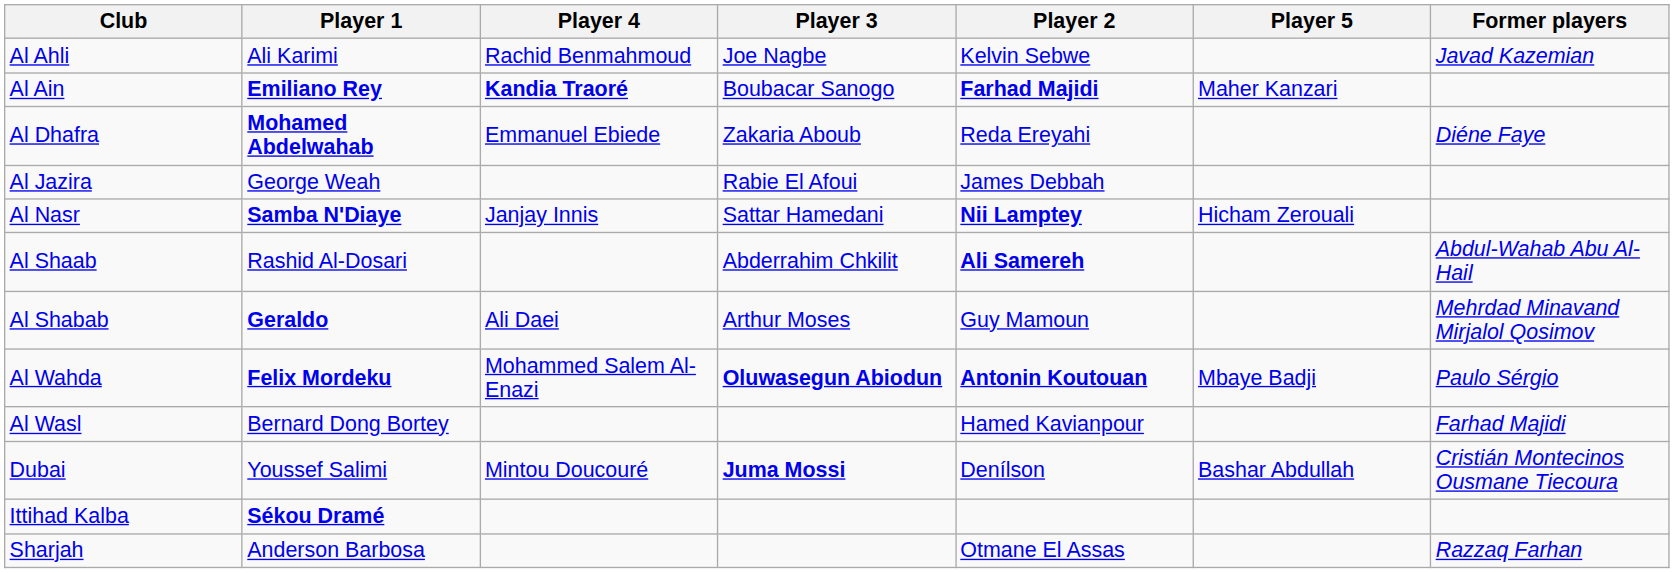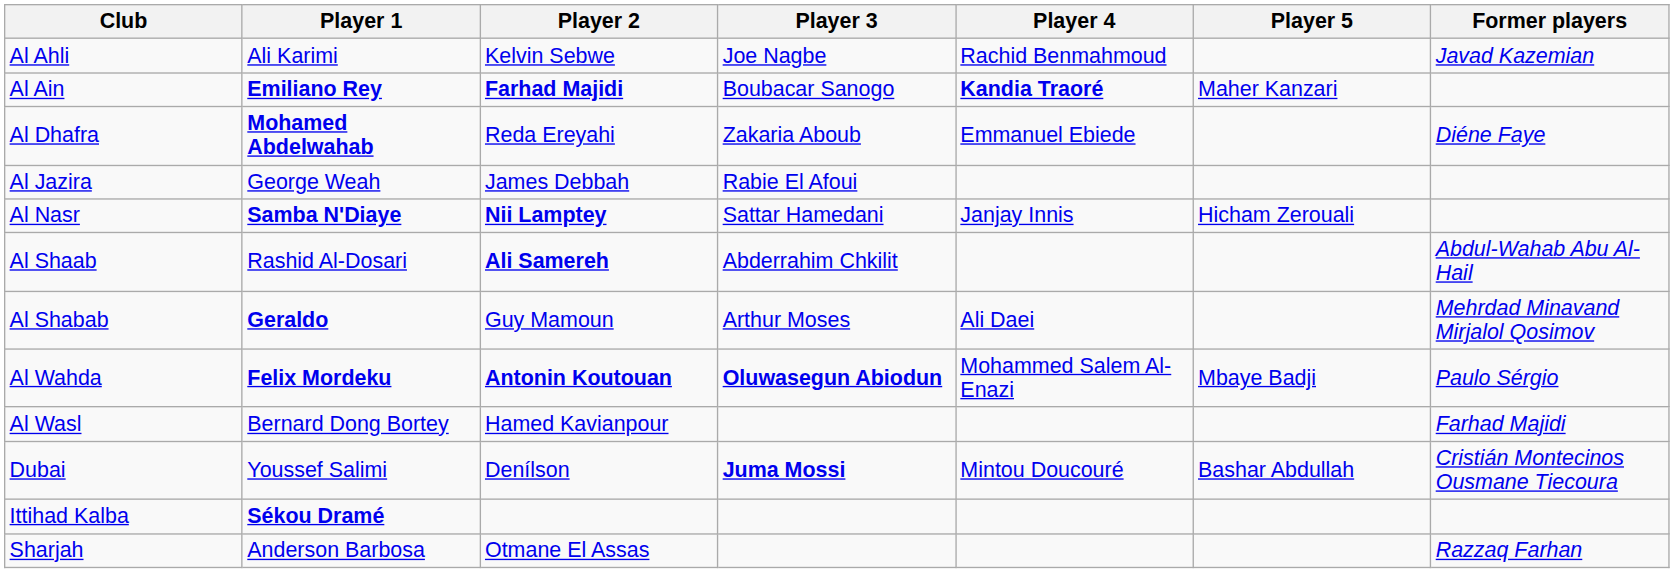columns swapped: (1074, 21) <-> (599, 21)
